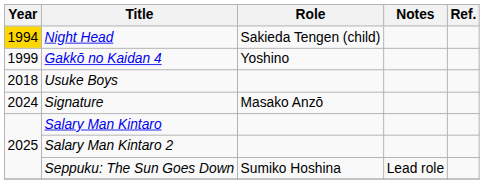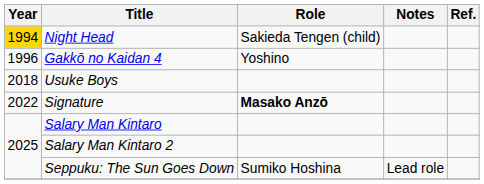(23, 59) 1999 -> (23, 59) 1996
(23, 102) 2024 -> (23, 102) 2022
(282, 102) normal -> (284, 102) bold
